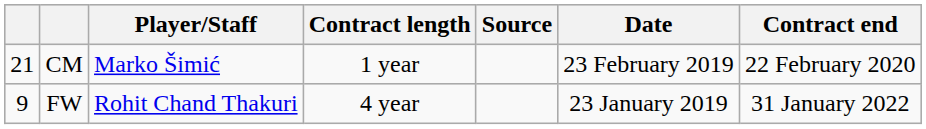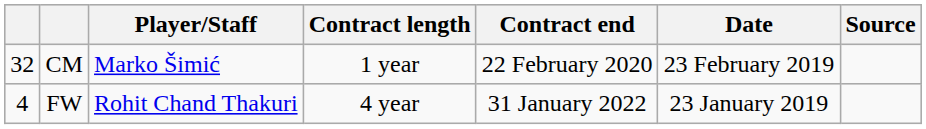columns swapped: (830, 24) <-> (517, 24)
(22, 64) 21 -> (22, 64) 32
(22, 103) 9 -> (22, 103) 4
